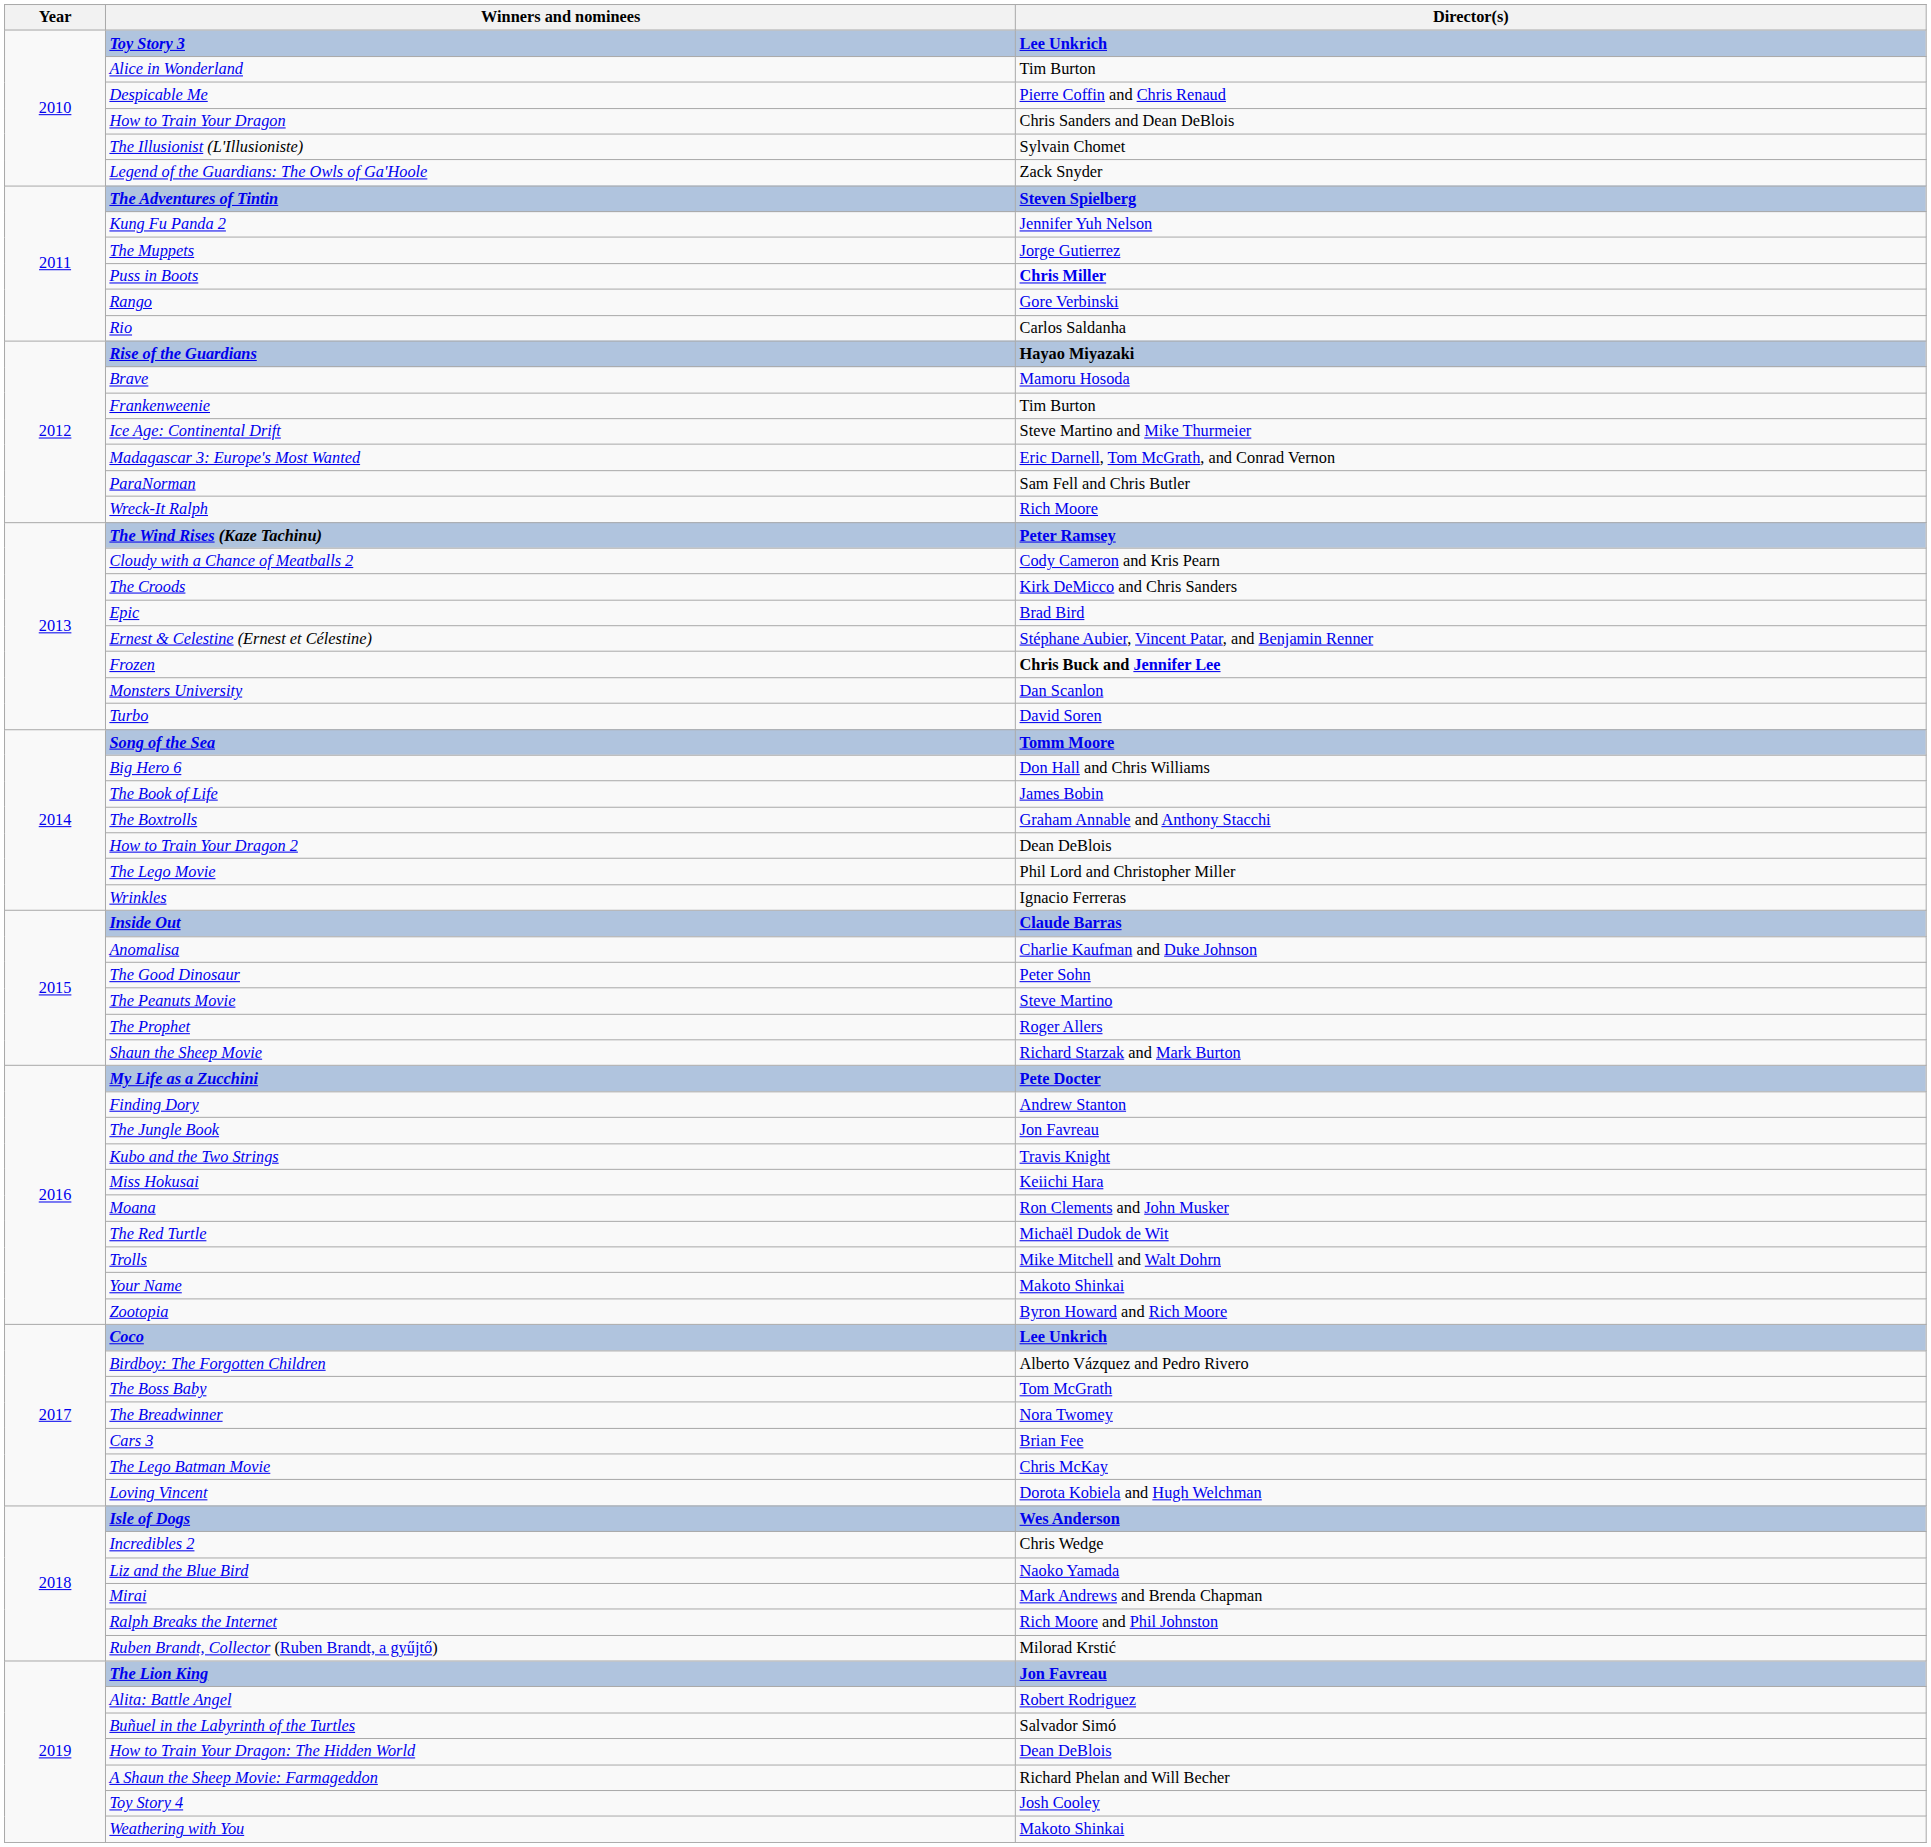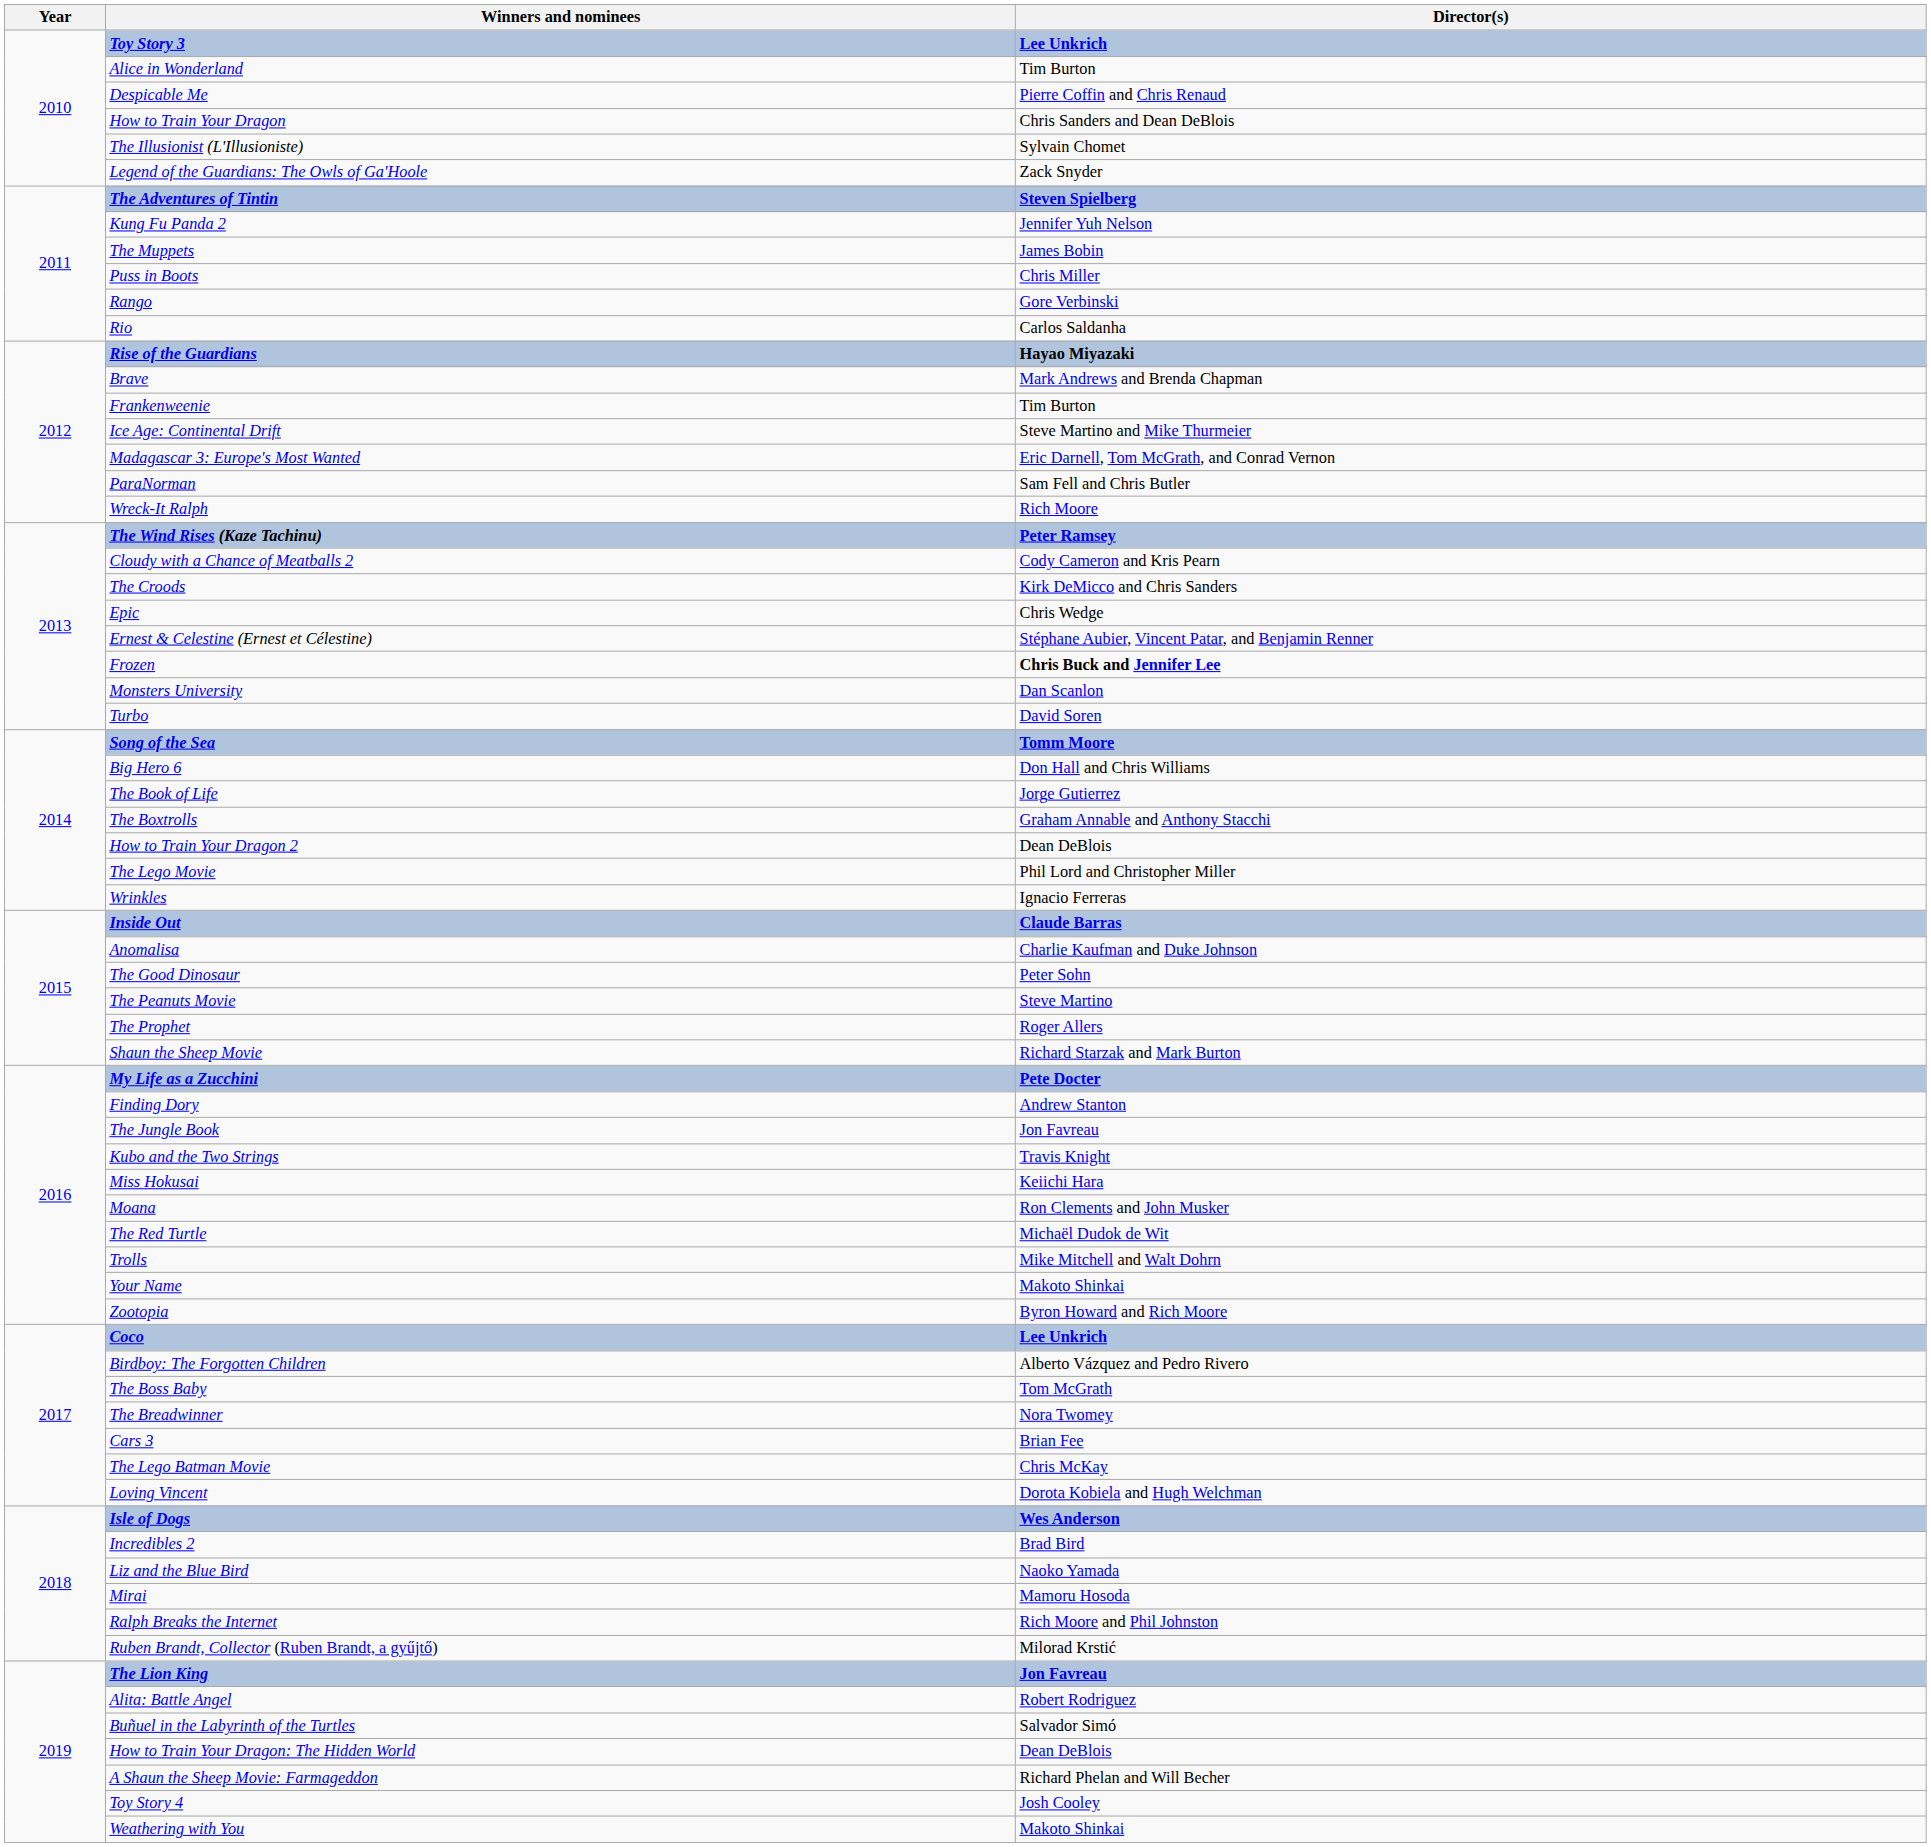(1070, 250) Jorge Gutierrez -> (1061, 250) James Bobin
(1063, 276) bold -> (1060, 276) normal
(1075, 379) Mamoru Hosoda -> (1141, 379) Mark Andrews and Brenda Chapman
(1052, 612) Brad Bird -> (1062, 612) Chris Wedge
(1061, 793) James Bobin -> (1070, 793) Jorge Gutierrez
(1062, 1544) Chris Wedge -> (1052, 1544) Brad Bird
(1141, 1596) Mark Andrews and Brenda Chapman -> (1075, 1596) Mamoru Hosoda
